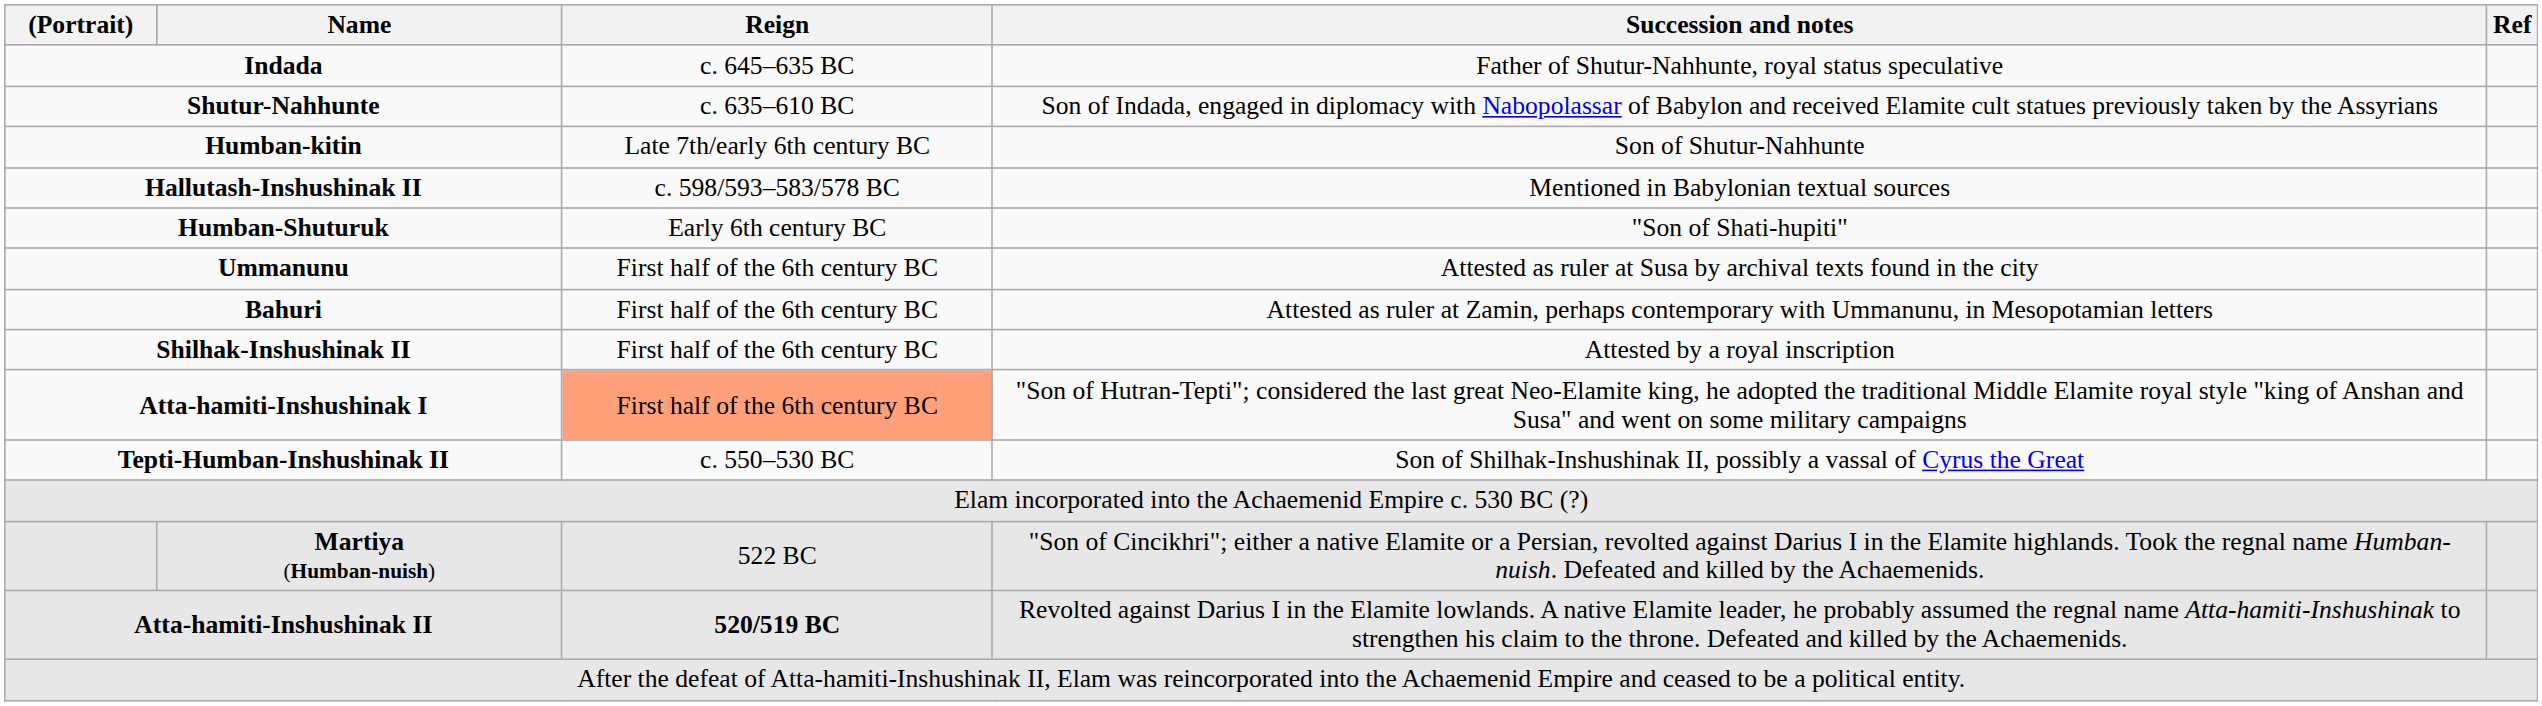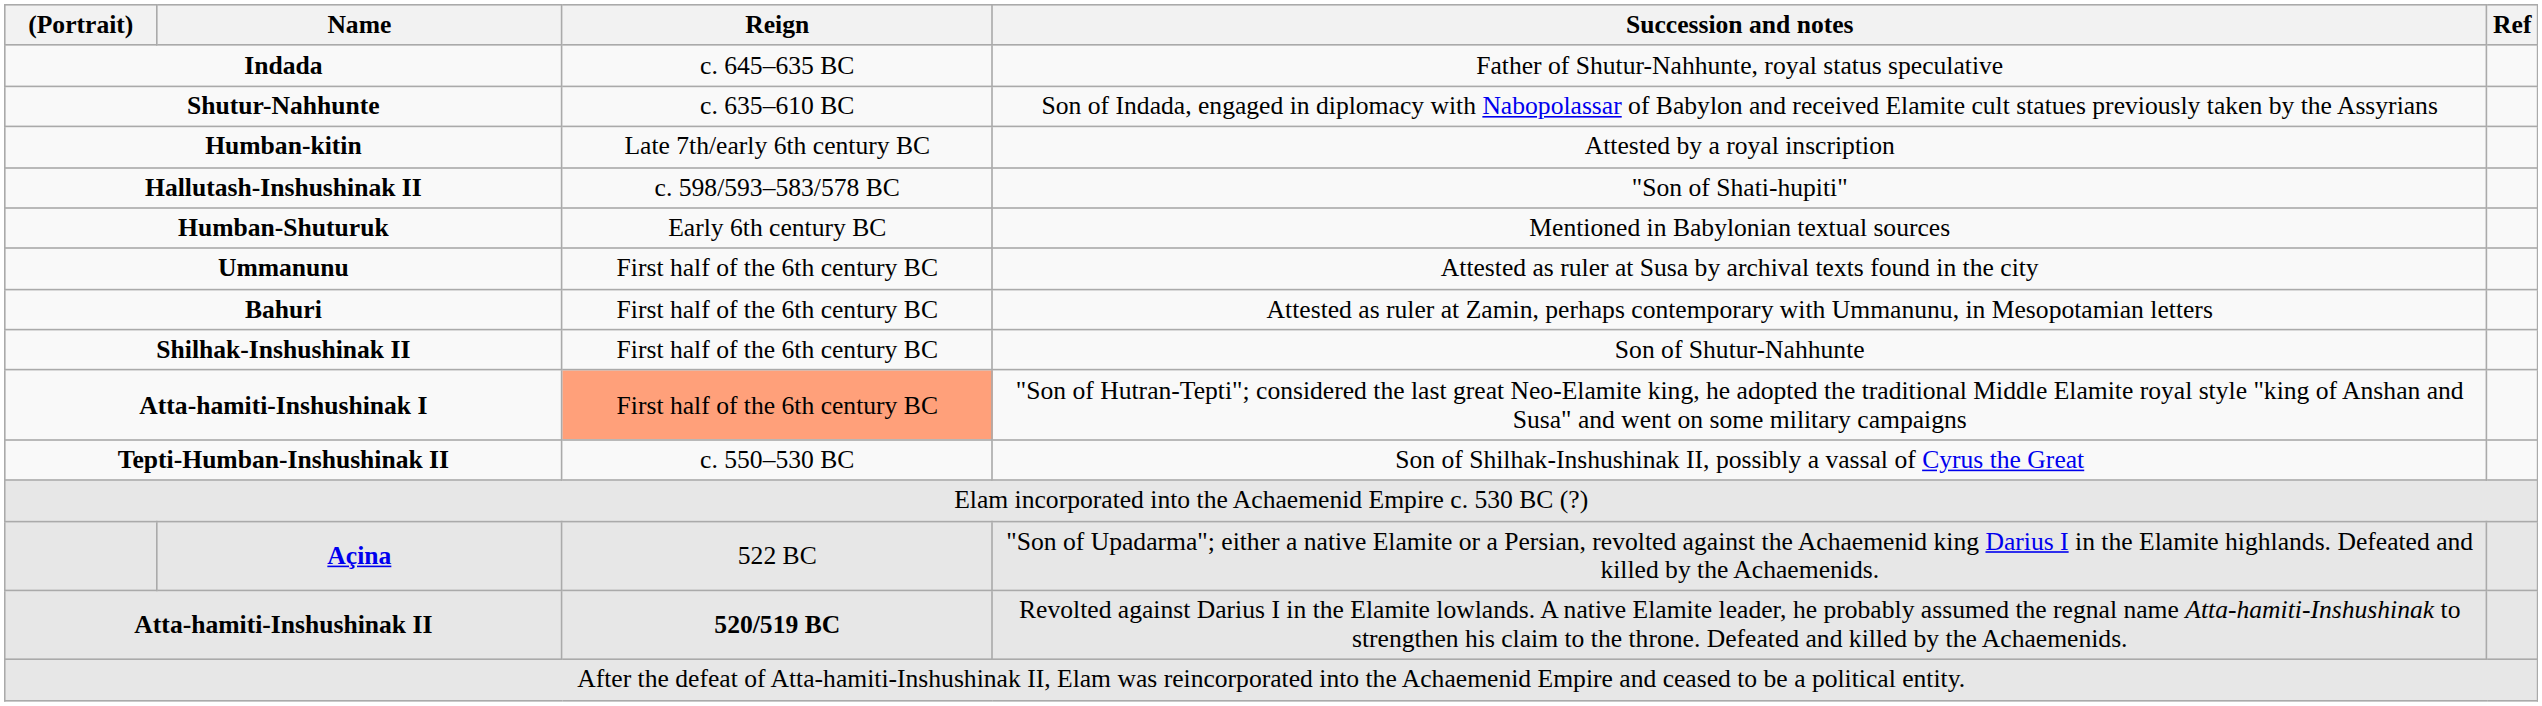(1740, 146) Son of Shutur-Nahhunte -> (1740, 146) Attested by a royal inscription
(1740, 187) Mentioned in Babylonian textual sources -> (1740, 187) "Son of Shati-hupiti"
(1740, 227) "Son of Shati-hupiti" -> (1740, 227) Mentioned in Babylonian textual sources
(1740, 349) Attested by a royal inscription -> (1740, 349) Son of Shutur-Nahhunte
+ row: (359, 555)
- row: (359, 555)
